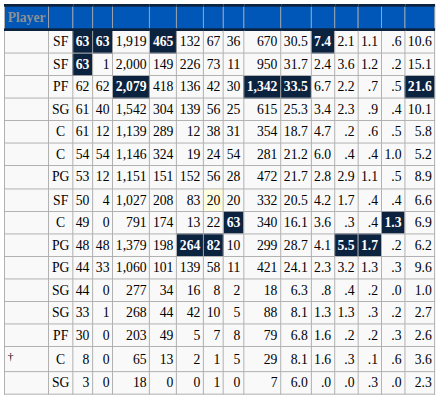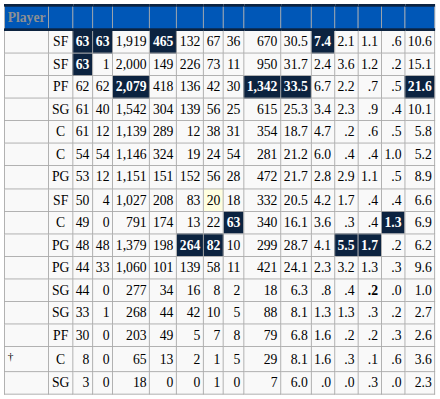(234, 200) 20 -> (234, 200) 18
(373, 290) normal -> (373, 290) bold
